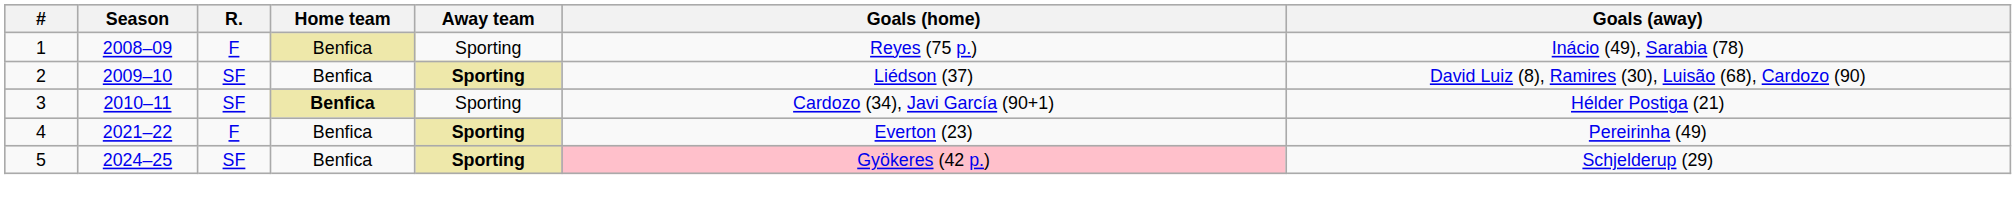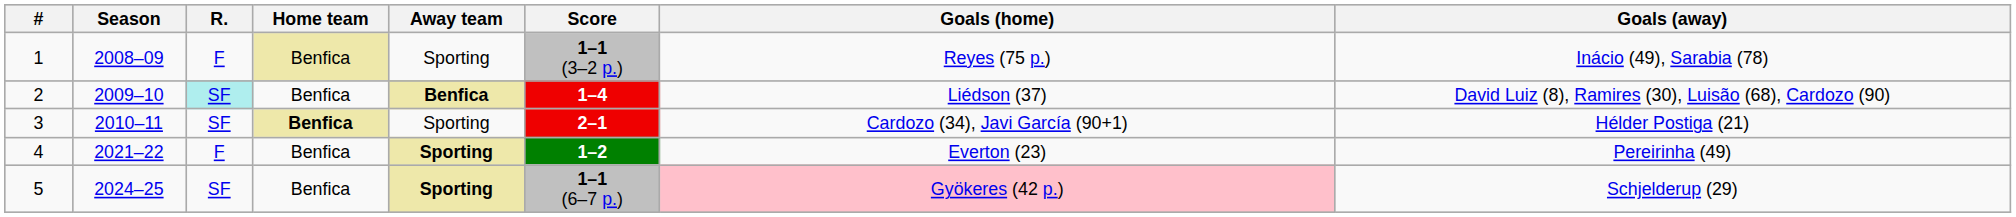+ column: (592, 19)
(234, 75) no background -> (219, 95) paleturquoise background
(488, 75) Sporting -> (456, 95) Benfica
